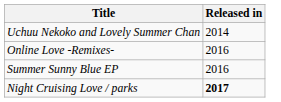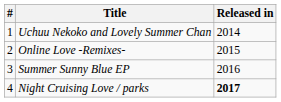+ column: (10, 13)
(217, 50) 2016 -> (228, 50) 2015
